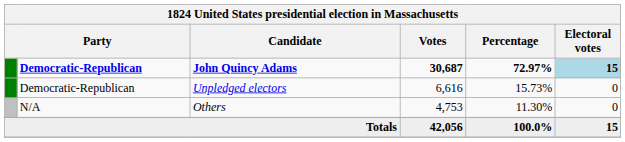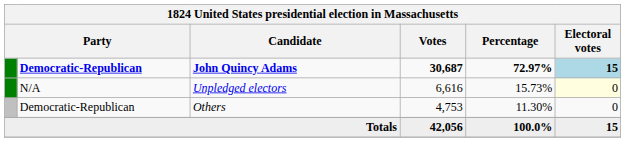(77, 88) Democratic-Republican -> (30, 88) N/A
(615, 88) no background -> (615, 88) lightyellow background
(30, 108) N/A -> (77, 108) Democratic-Republican
